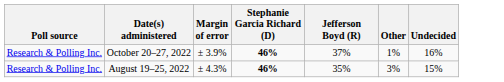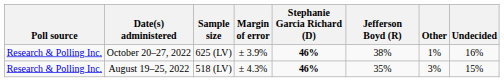+ column: (214, 30)
(342, 52) 37% -> (382, 52) 38%
